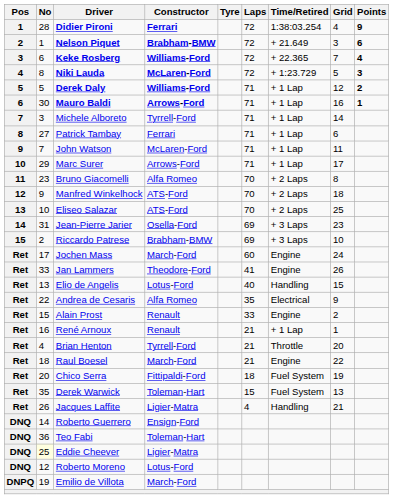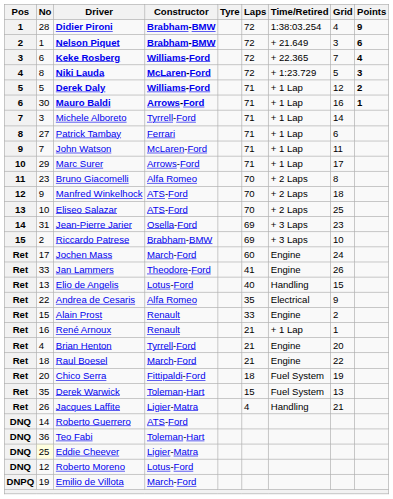(162, 27) Ferrari -> (181, 27) Brabham-BMW
(287, 346) Throttle -> (286, 346) Engine
(173, 421) Ensign-Ford -> (167, 421) ATS-Ford
